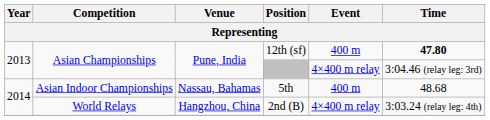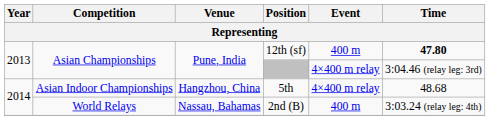(219, 87) Nassau, Bahamas -> (219, 87) Hangzhou, China
(346, 87) 400 m -> (346, 87) 4×400 m relay
(219, 106) Hangzhou, China -> (219, 106) Nassau, Bahamas
(346, 106) 4×400 m relay -> (346, 106) 400 m
